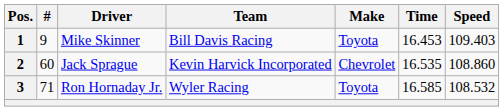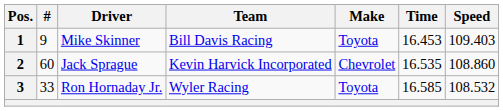(47, 88) 71 -> (47, 88) 33
